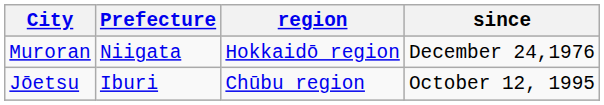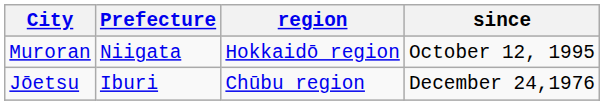(502, 52) December 24,1976 -> (502, 52) October 12, 1995
(502, 84) October 12, 1995 -> (502, 84) December 24,1976
